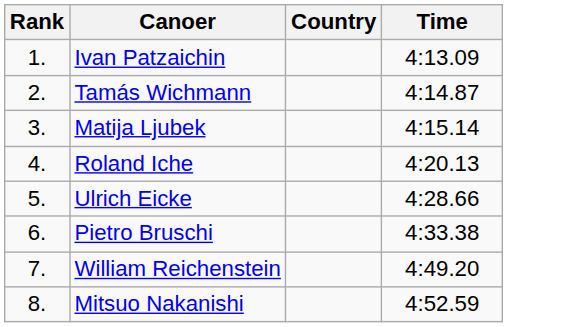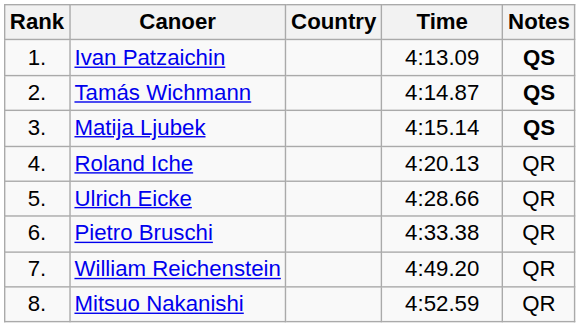+ column: (539, 22)
